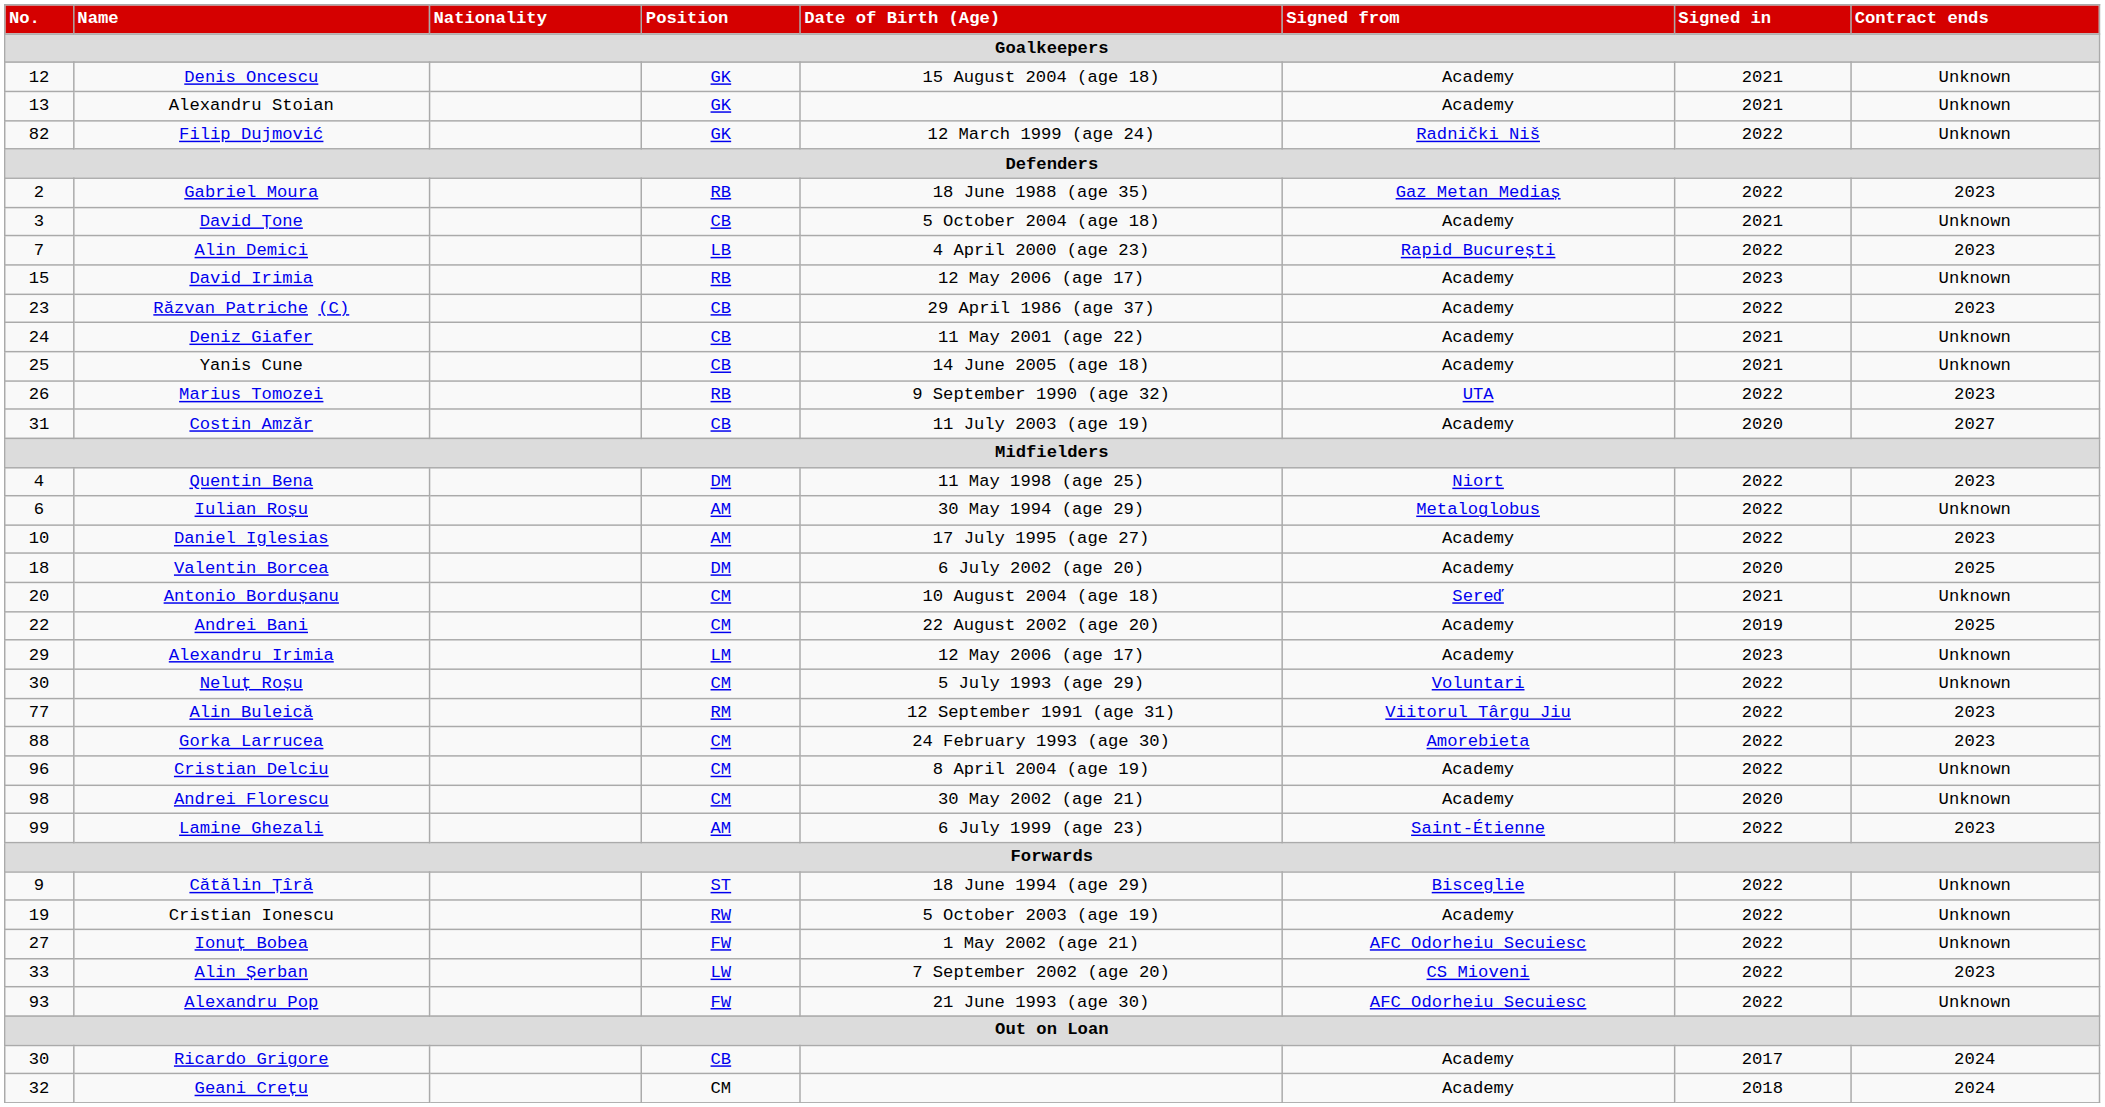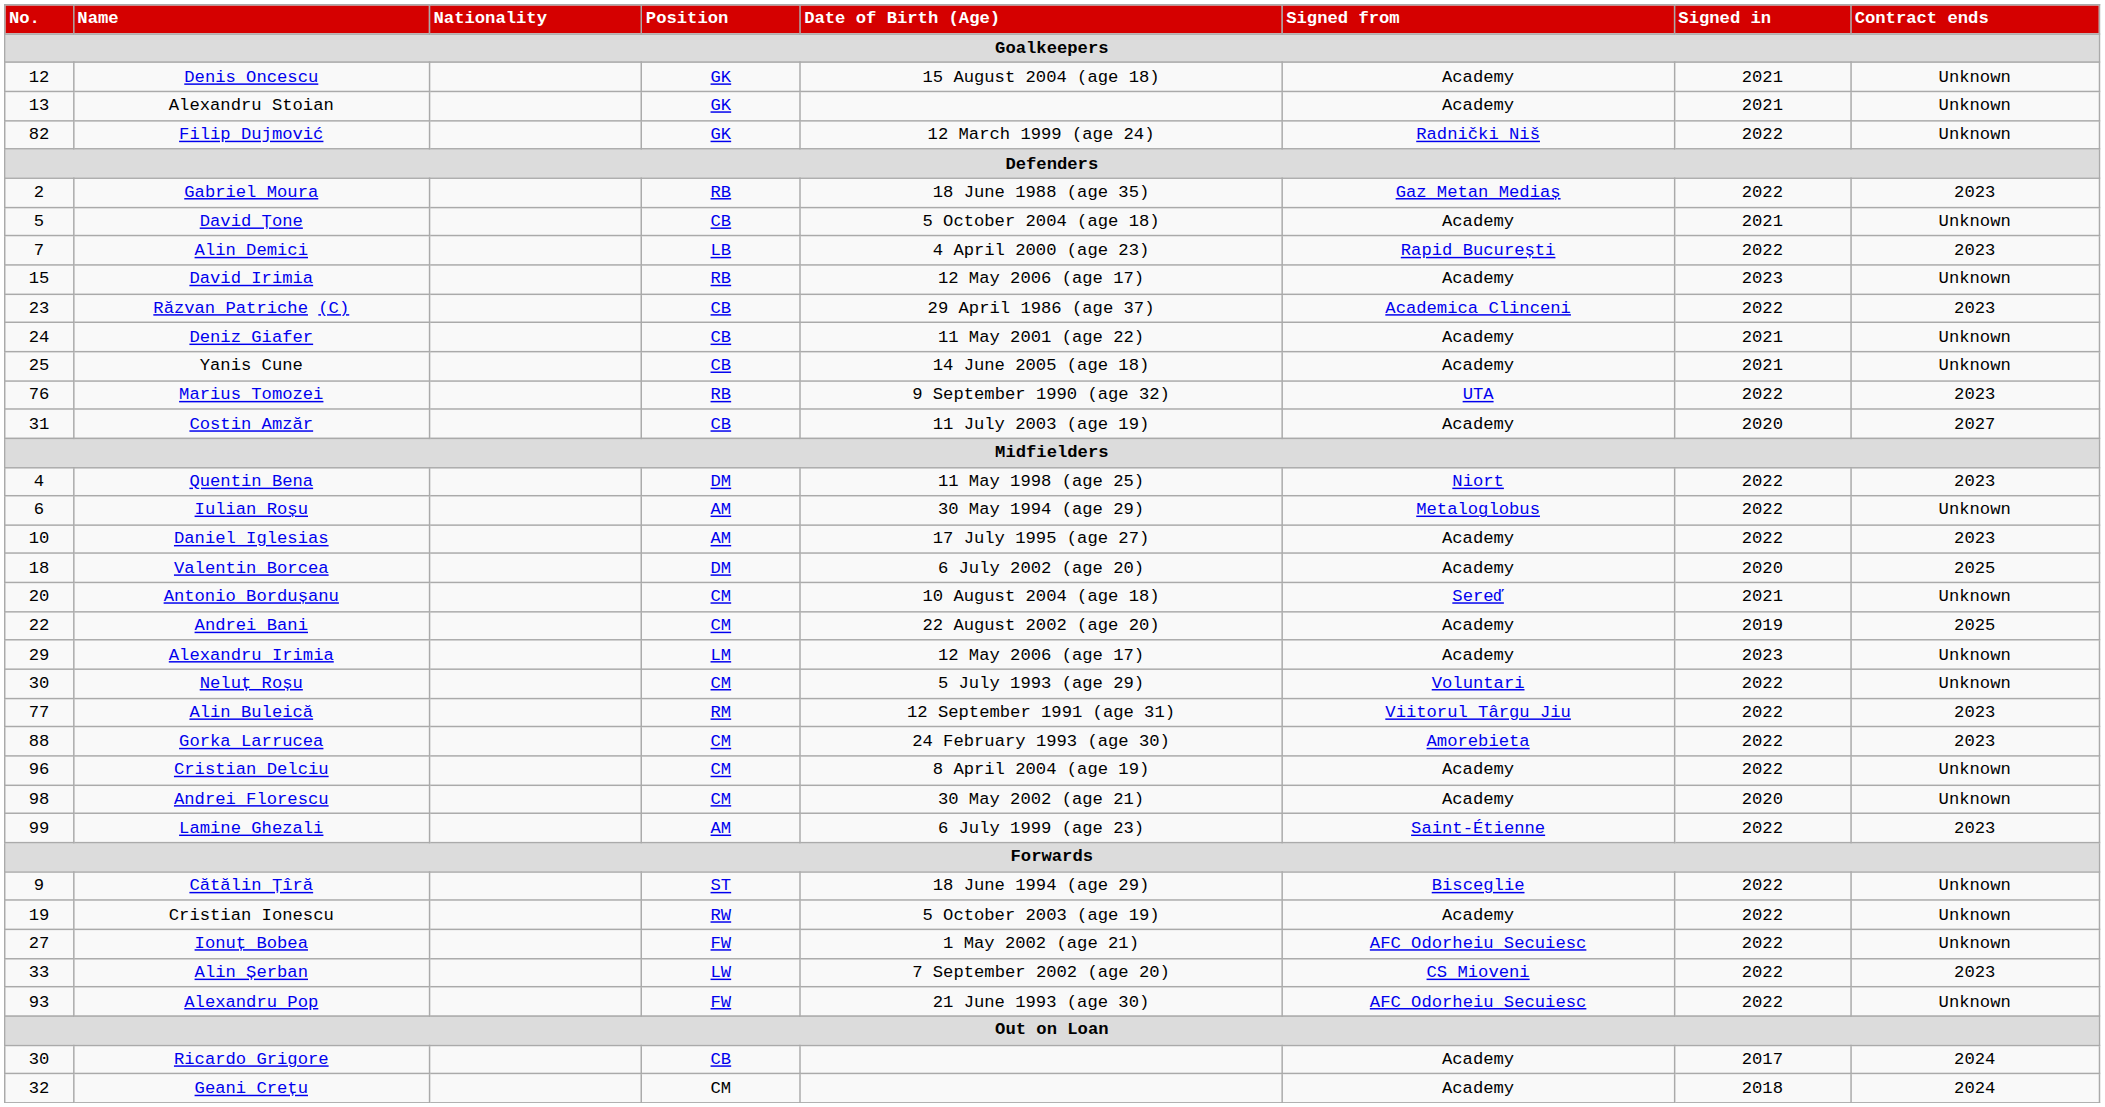(39, 221) 3 -> (39, 221) 5
(1478, 308) Academy -> (1478, 308) Academica Clinceni
(39, 395) 26 -> (39, 395) 76
